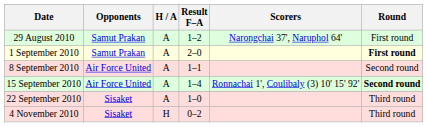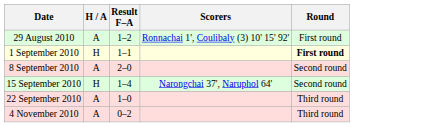- column: (118, 17)
(286, 38) Narongchai 37', Naruphol 64' -> (216, 38) Ronnachai 1', Coulibaly (3) 10' 15' 92'
(166, 53) A -> (96, 53) H
(194, 53) 2–0 -> (124, 53) 1–1
(194, 68) 1–1 -> (124, 68) 2–0
(166, 83) A -> (96, 83) H
(286, 83) Ronnachai 1', Coulibaly (3) 10' 15' 92' -> (216, 83) Narongchai 37', Naruphol 64'
(392, 83) bold -> (320, 83) normal
(166, 114) H -> (96, 114) A
